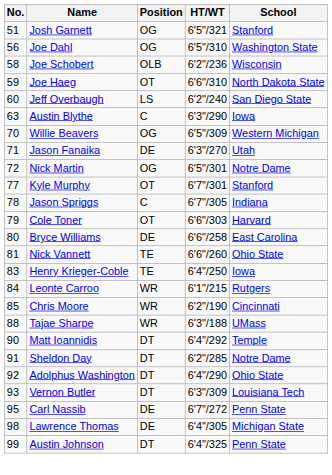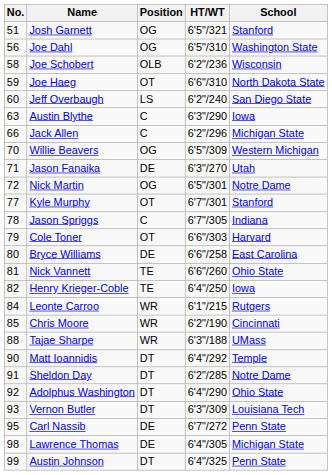+ row: (54, 133)
(13, 271) 83 -> (13, 289) 82
